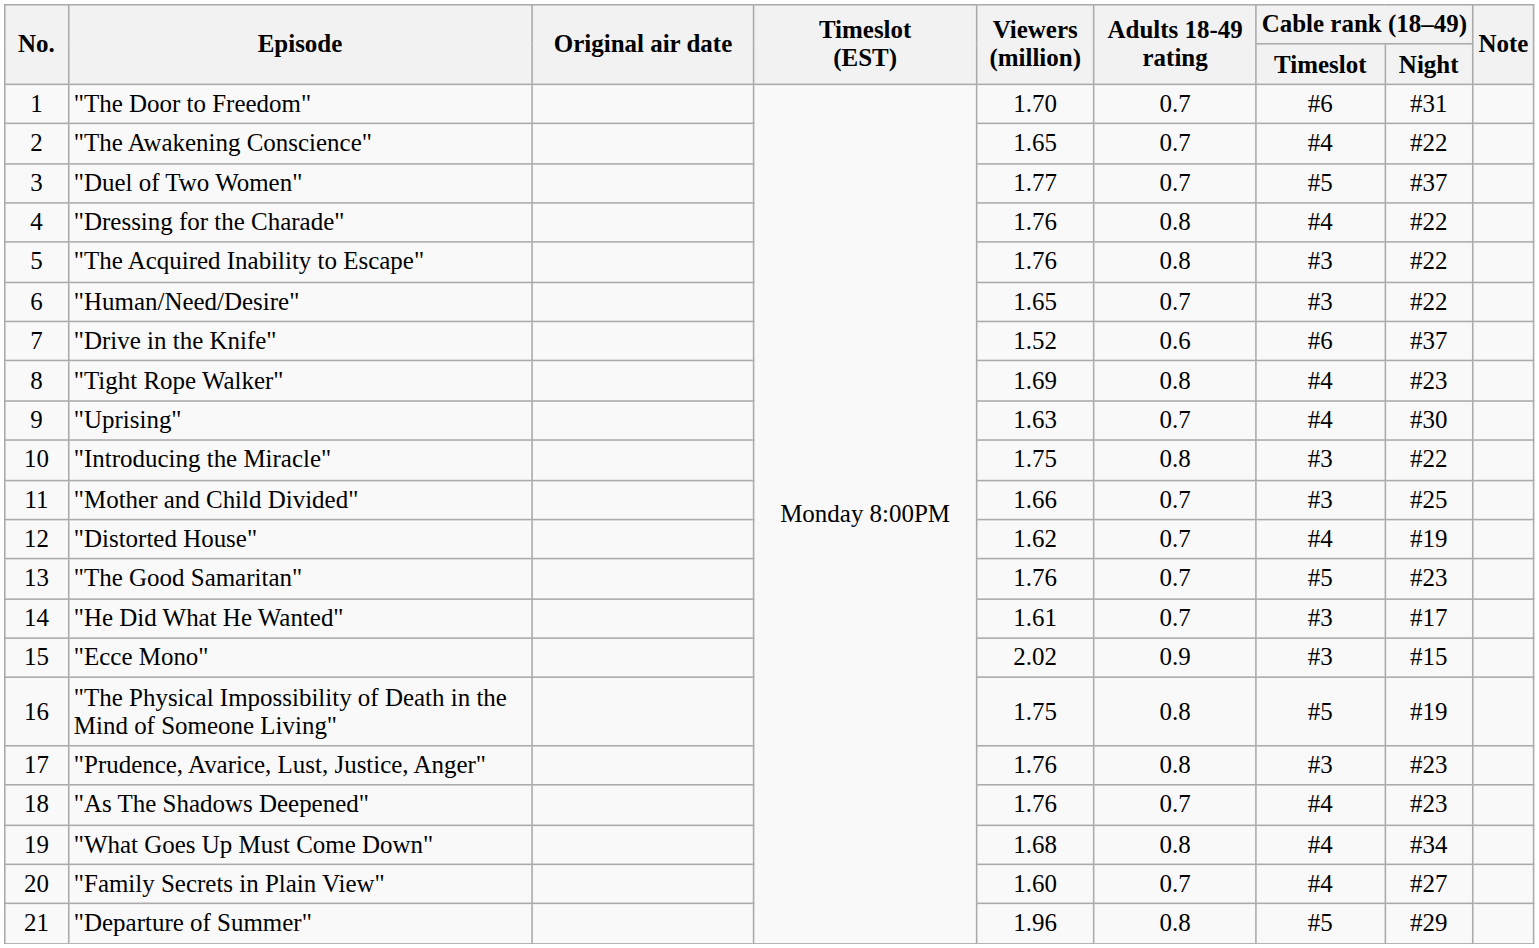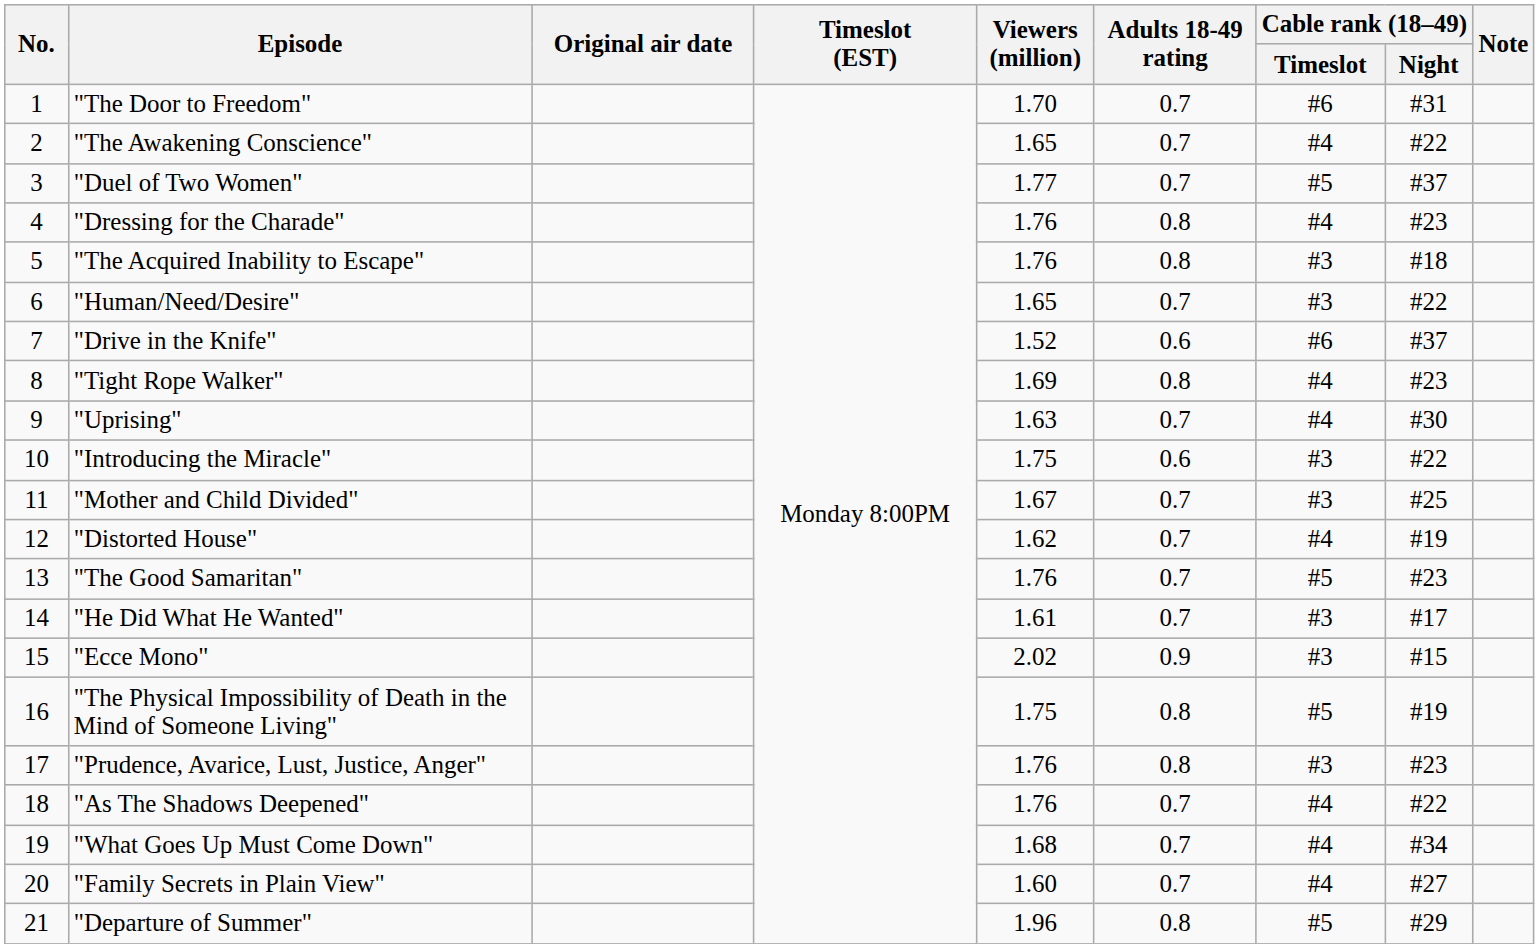(1429, 222) #22 -> (1429, 222) #23
(1429, 261) #22 -> (1429, 261) #18
(1175, 459) 0.8 -> (1175, 459) 0.6
(1035, 499) 1.66 -> (1035, 499) 1.67
(1429, 804) #23 -> (1429, 804) #22
(1175, 844) 0.8 -> (1175, 844) 0.7
